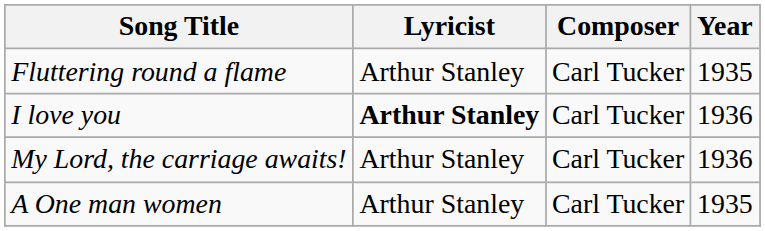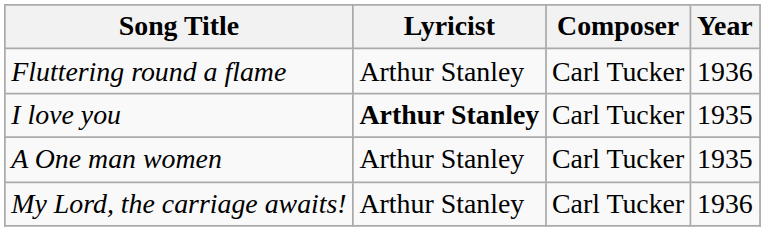(725, 70) 1935 -> (725, 70) 1936
(725, 114) 1936 -> (725, 114) 1935
rows swapped: (179, 159) <-> (117, 203)
